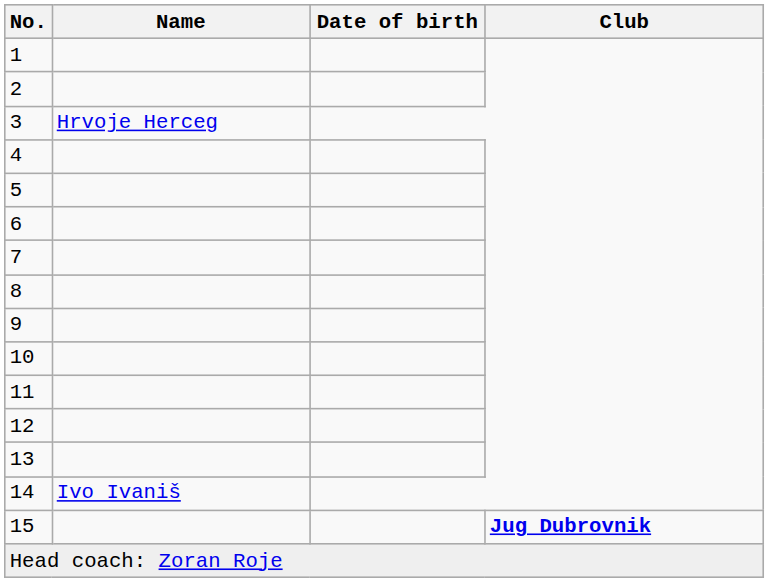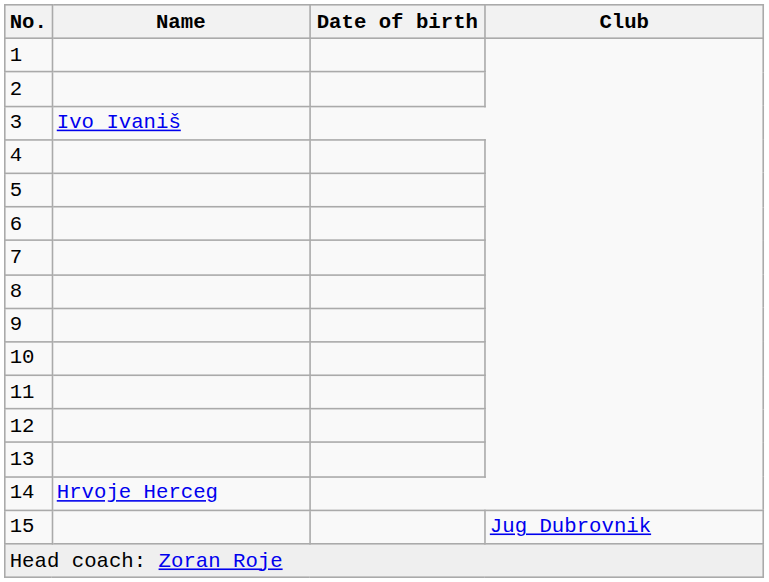(137, 123) Hrvoje Herceg -> (119, 123) Ivo Ivaniš
(119, 493) Ivo Ivaniš -> (137, 493) Hrvoje Herceg
(570, 527) bold -> (570, 527) normal
